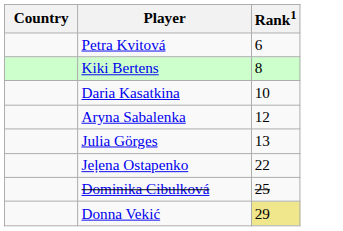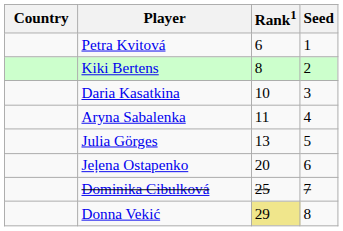+ column: (319, 18)
(262, 117) 12 -> (262, 117) 11
(262, 165) 22 -> (262, 165) 20
